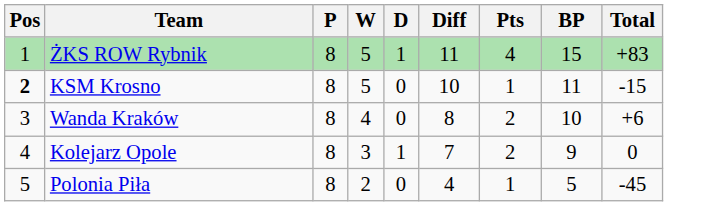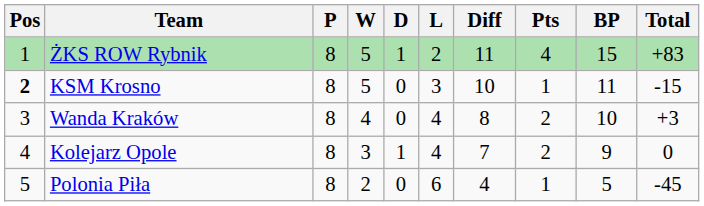+ column: (436, 20)
(632, 119) +6 -> (668, 119) +3
